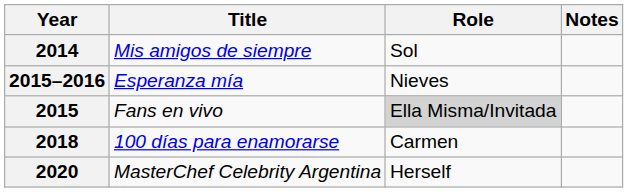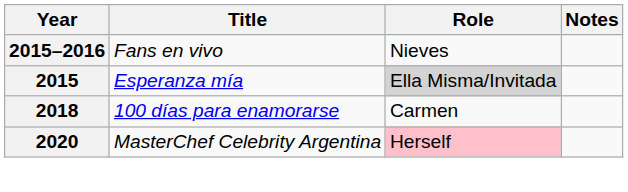- row: (57, 50)
(179, 80) Esperanza mía -> (168, 50) Fans en vivo
(168, 111) Fans en vivo -> (179, 80) Esperanza mía
(420, 171) no background -> (420, 141) pink background
